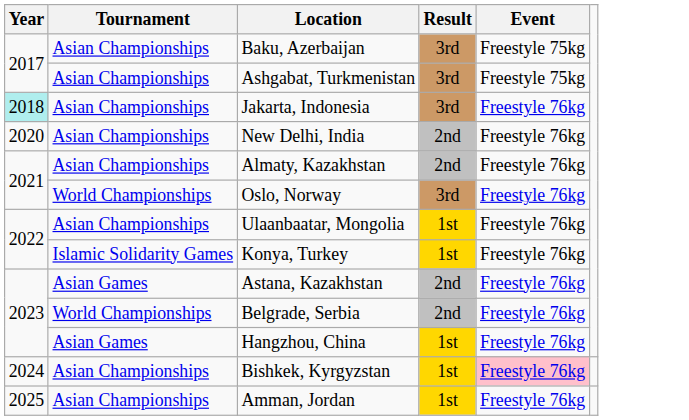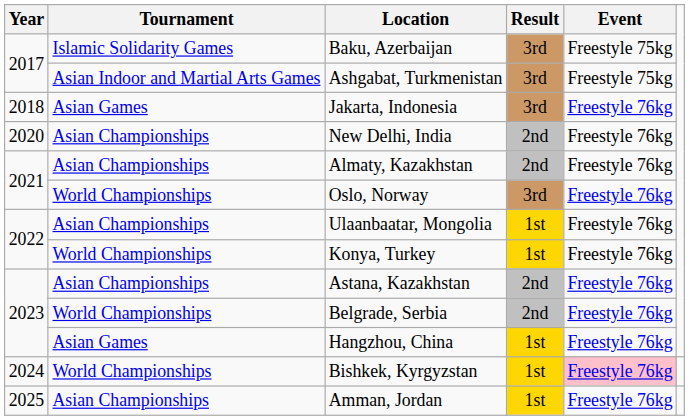(131, 48) Asian Championships -> (143, 48) Islamic Solidarity Games
(131, 77) Asian Championships -> (187, 77) Asian Indoor and Martial Arts Games
(26, 107) paleturquoise background -> (26, 107) no background
(131, 107) Asian Championships -> (100, 107) Asian Games
(143, 253) Islamic Solidarity Games -> (132, 253) World Championships
(100, 283) Asian Games -> (131, 283) Asian Championships
(131, 371) Asian Championships -> (132, 371) World Championships
